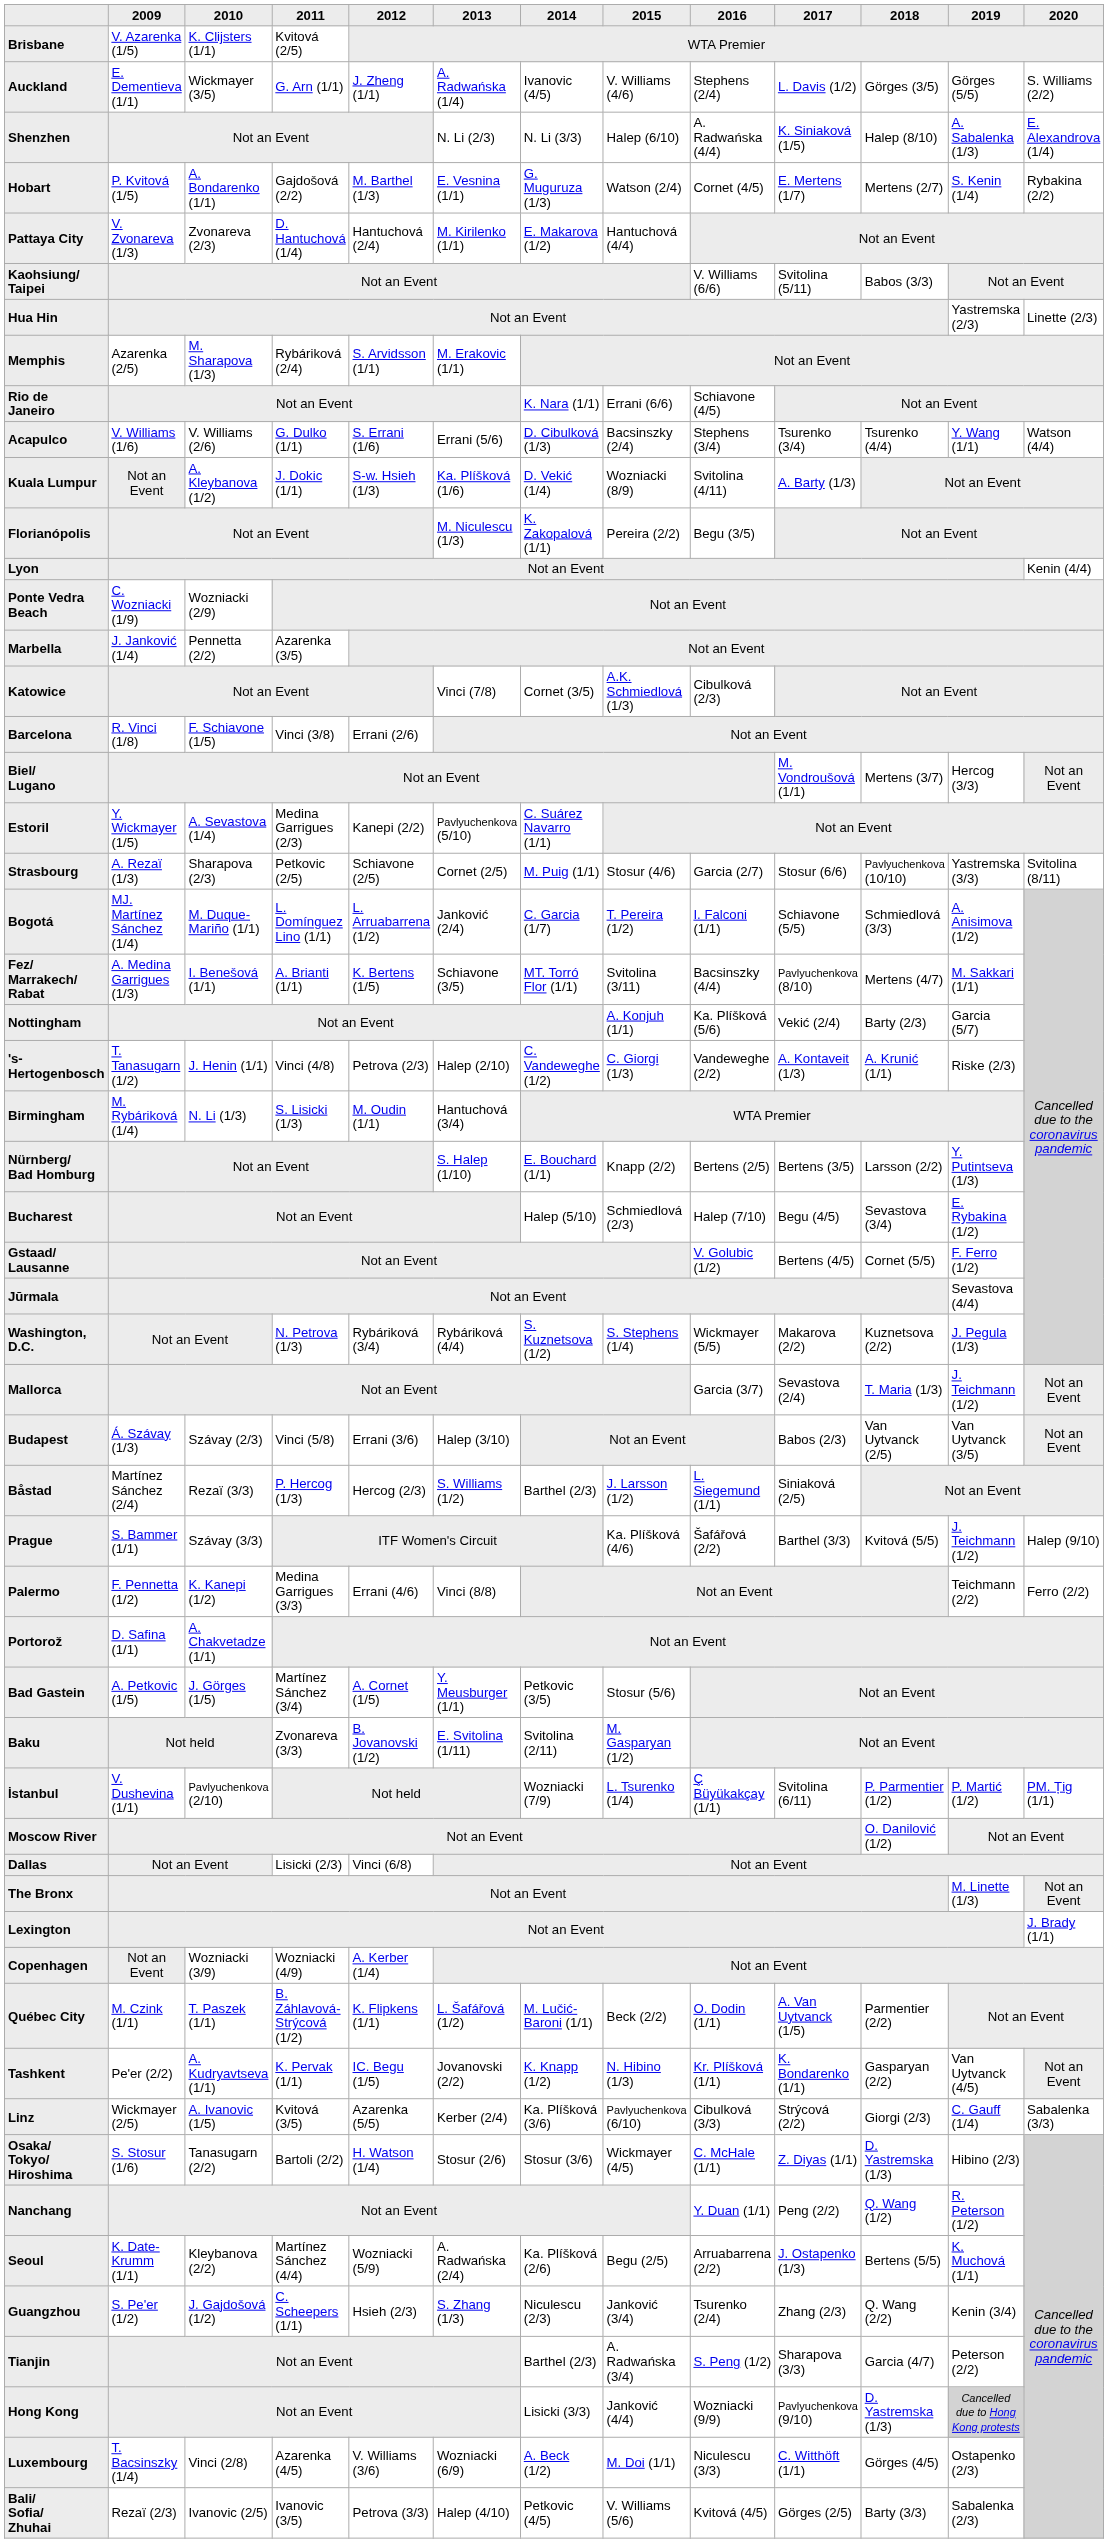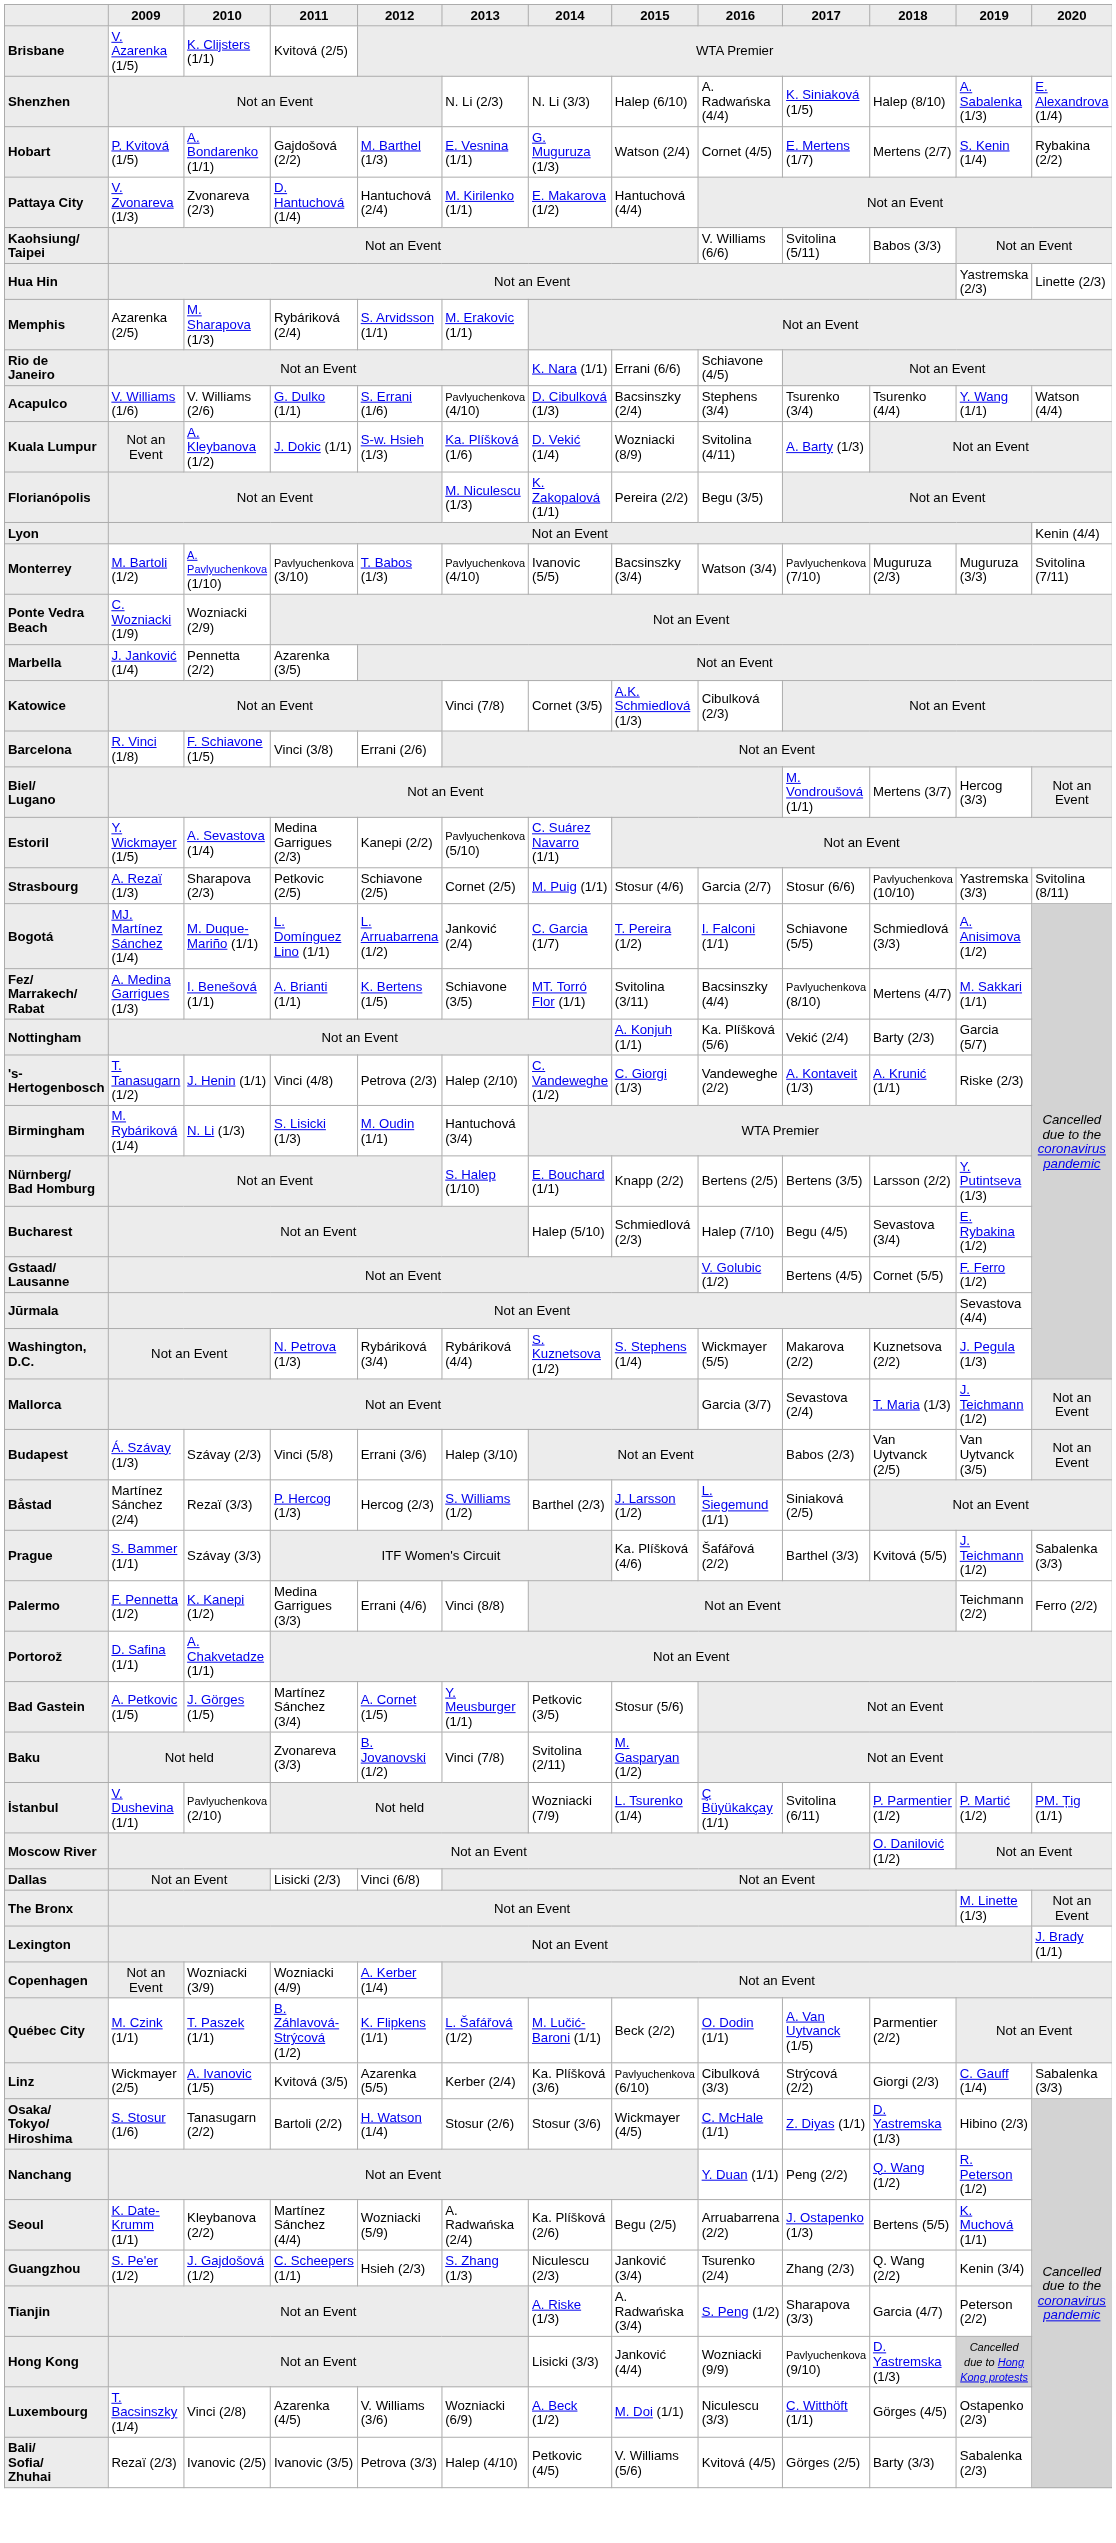- row: (38, 87)
(470, 440) Errani (5/6) -> (485, 405) Pavlyuchenkova (4/10)
+ row: (40, 569)
(1063, 1541) Halep (9/10) -> (1066, 1556) Sabalenka (3/3)
(470, 1743) E. Svitolina (1/11) -> (475, 1757) Vinci (7/8)
- row: (36, 2073)
(560, 2362) Barthel (2/3) -> (557, 2311) A. Riske (1/3)
